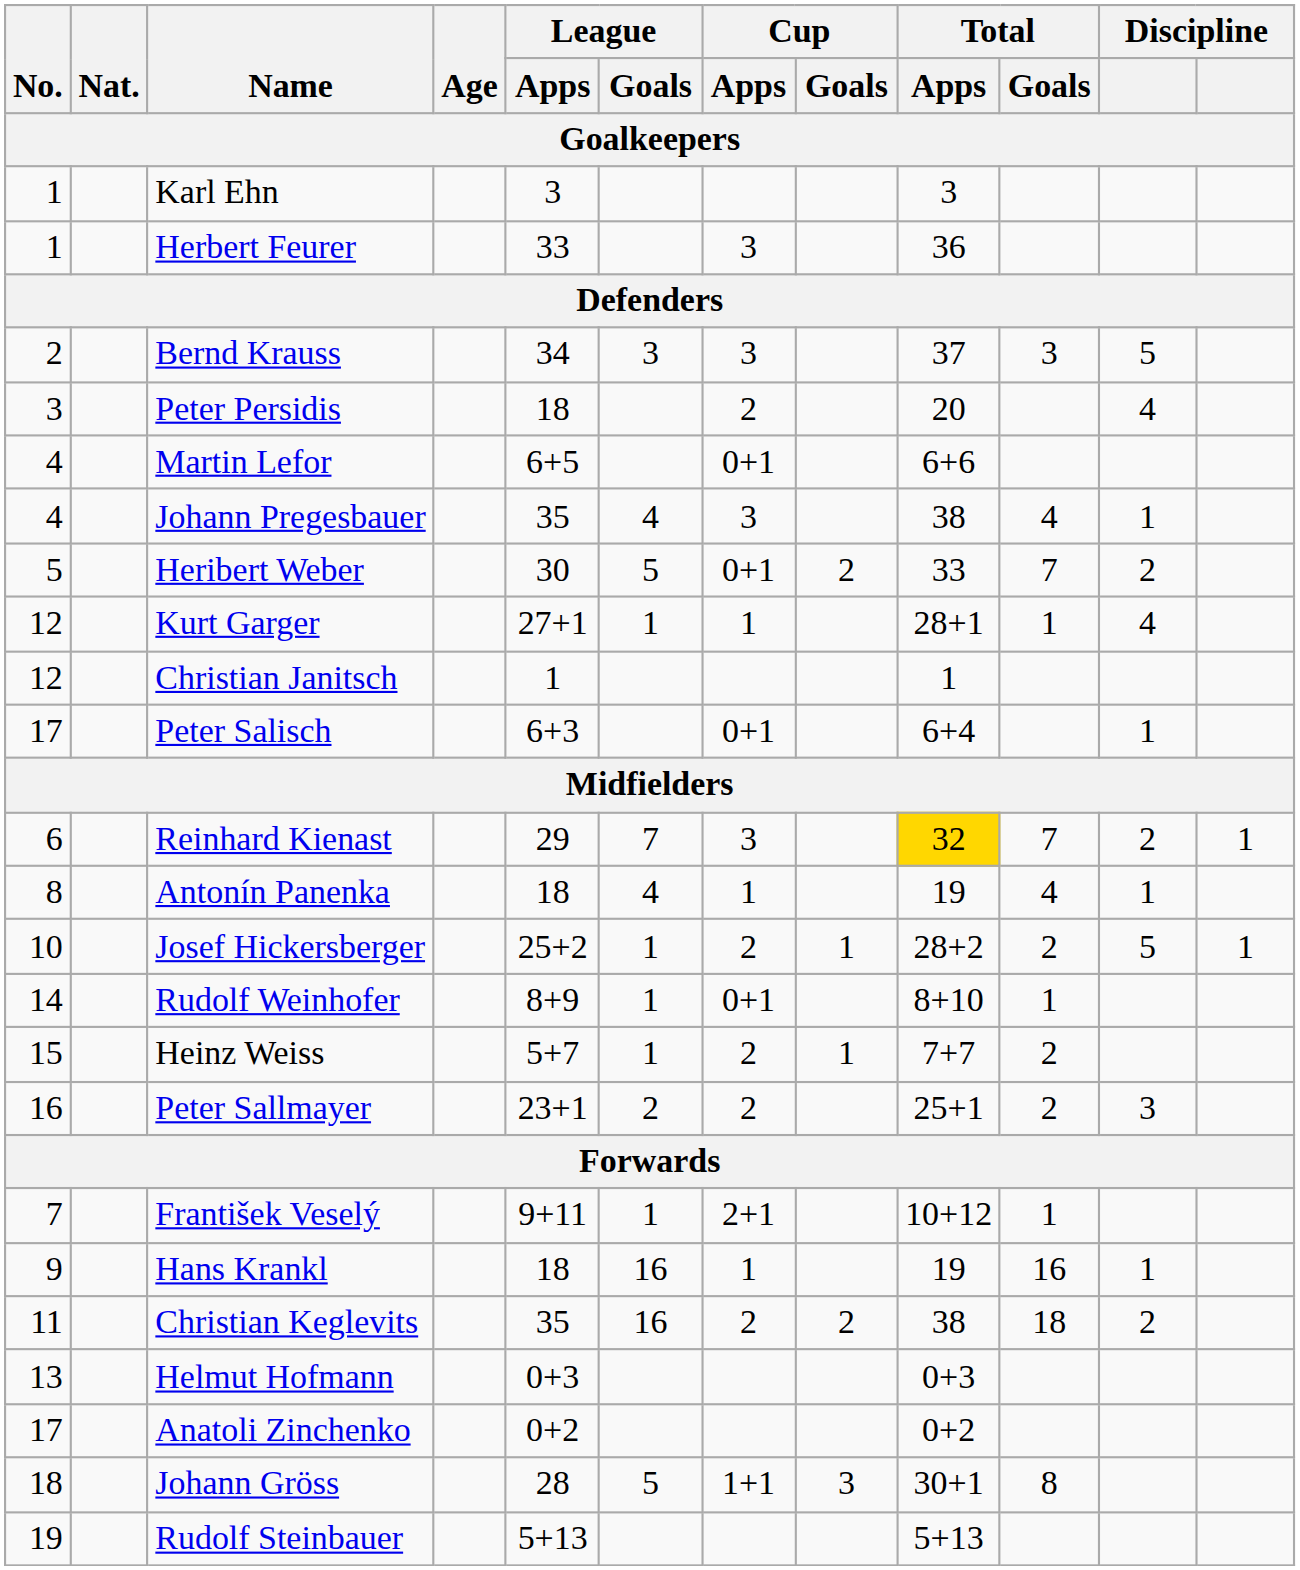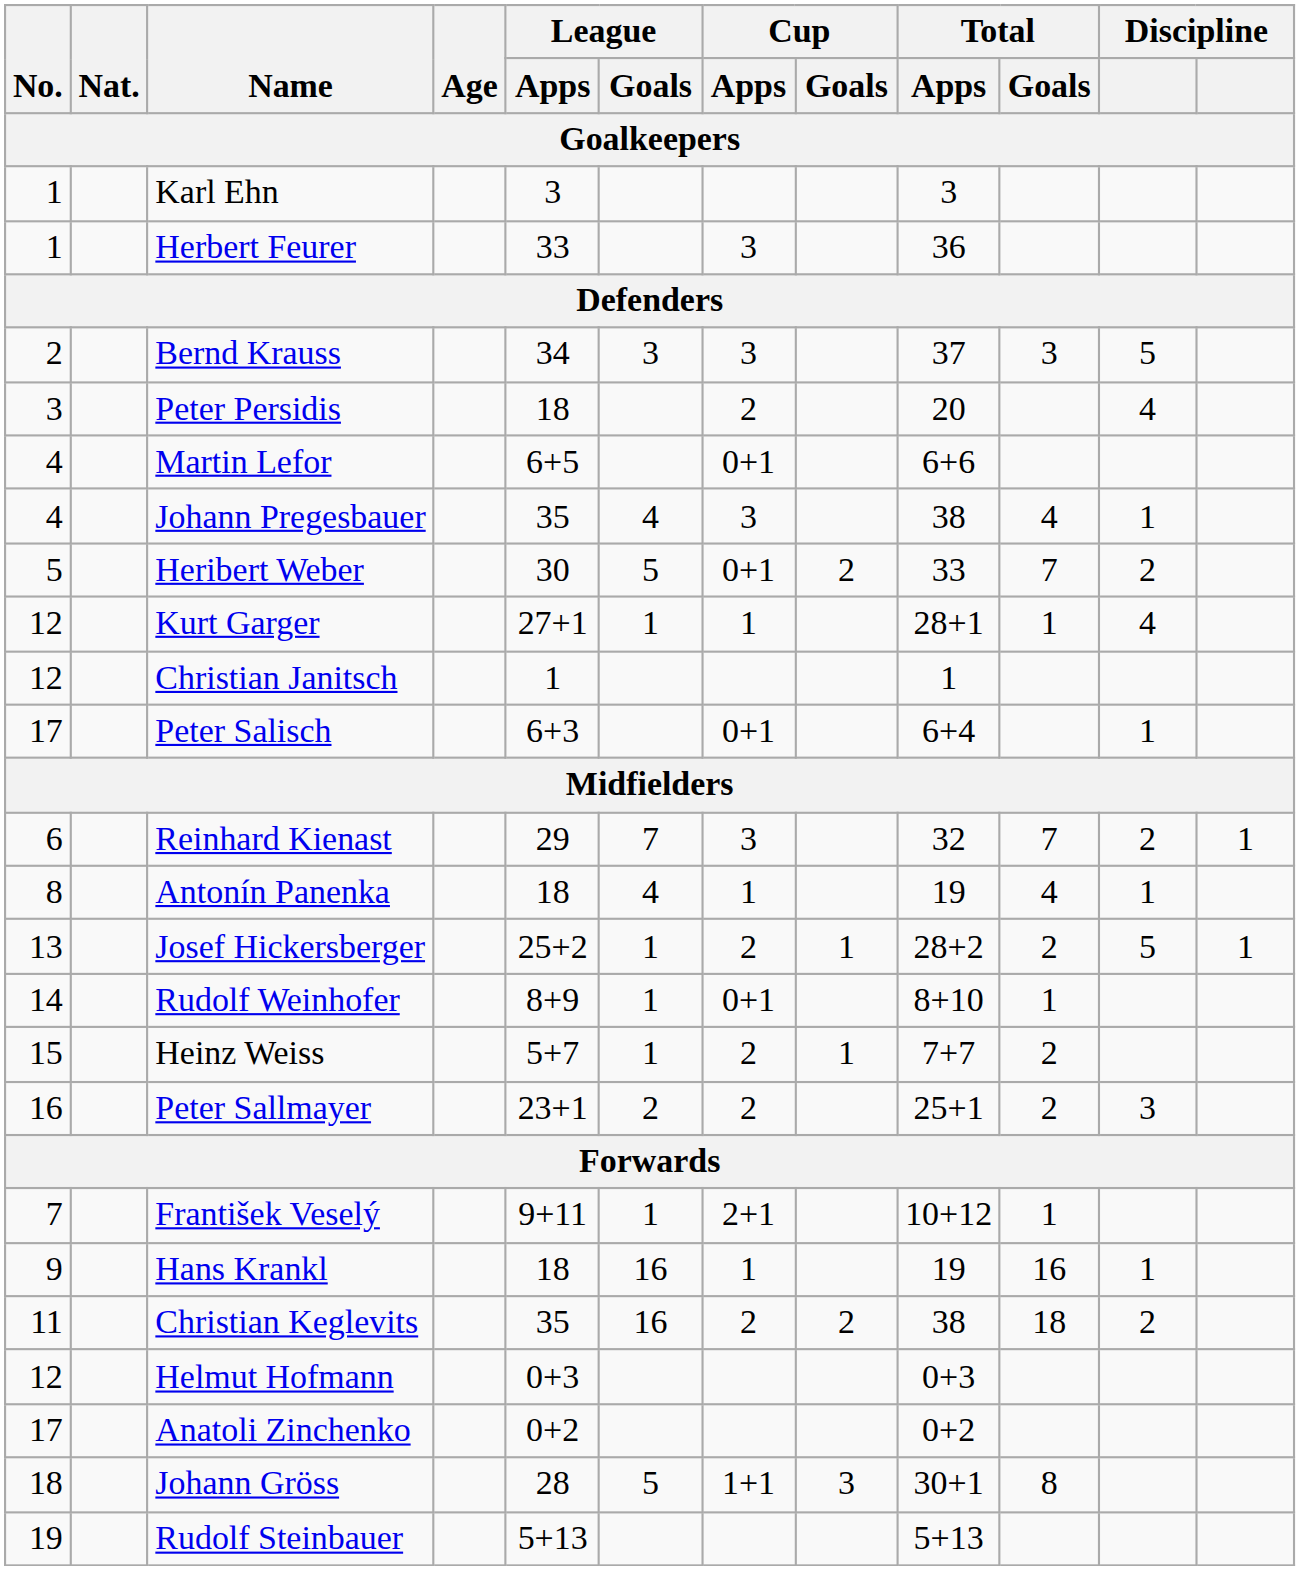(949, 838) gold background -> (949, 838) no background
(46, 945) 10 -> (46, 945) 13
(46, 1376) 13 -> (46, 1376) 12
